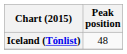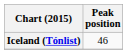(103, 40) 48 -> (103, 40) 46
